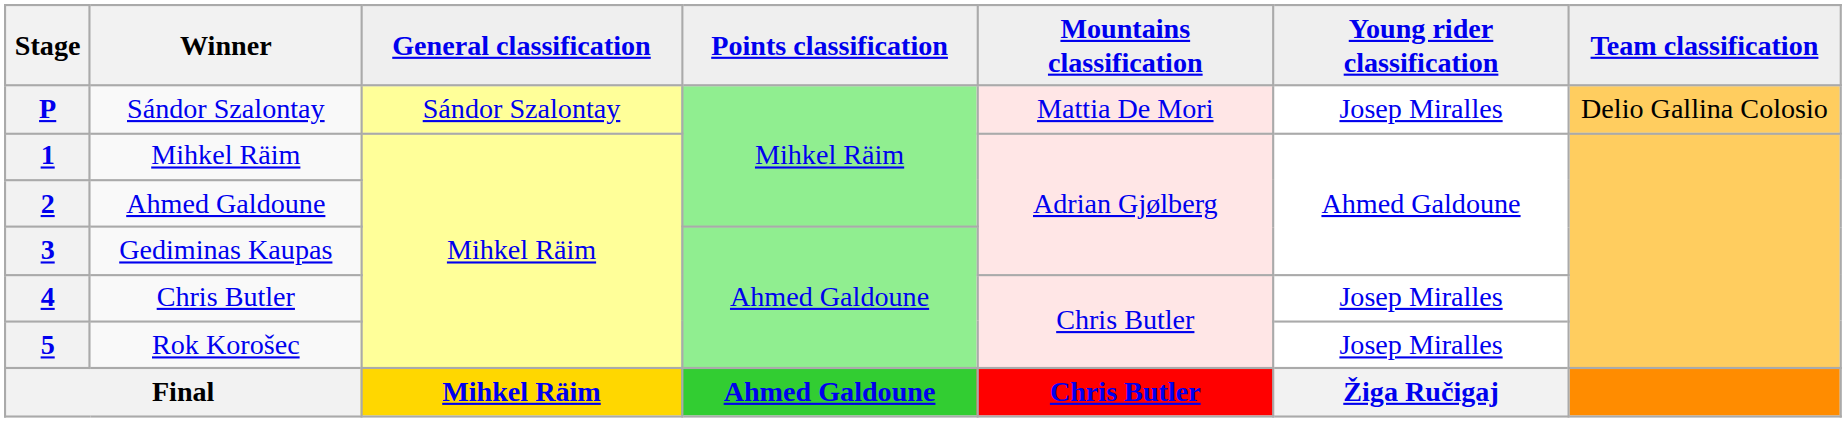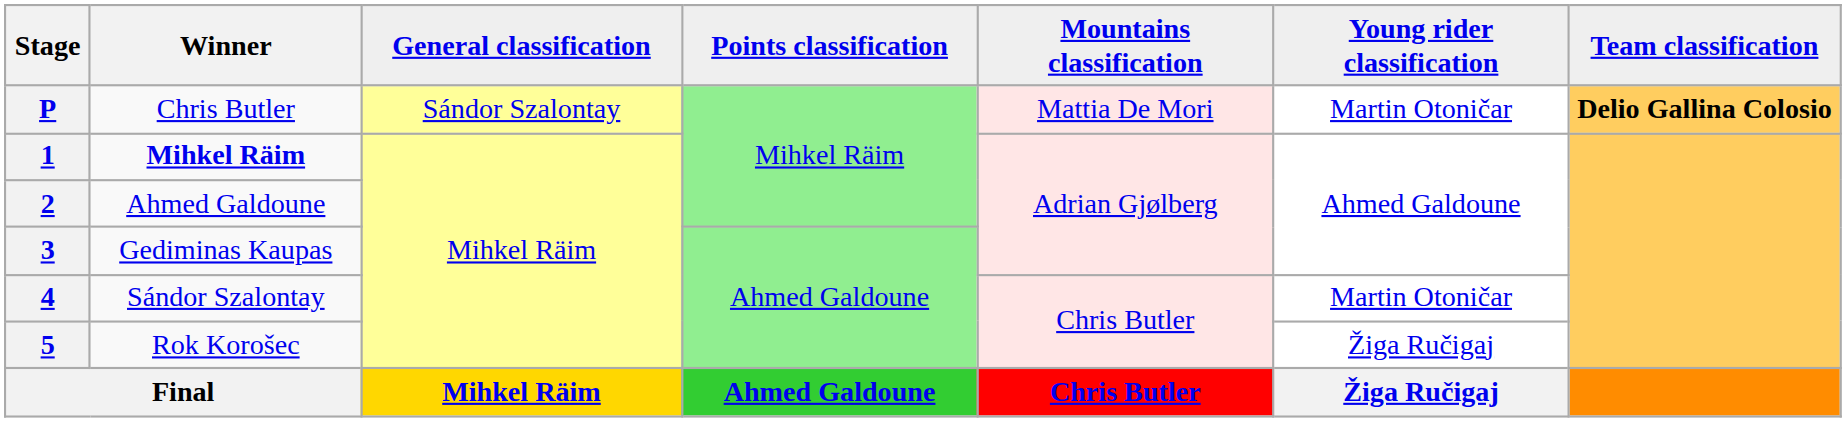(226, 109) Sándor Szalontay -> (226, 109) Chris Butler
(1421, 109) Josep Miralles -> (1421, 109) Martin Otoničar
(1704, 109) normal -> (1704, 109) bold
(226, 156) normal -> (226, 156) bold
(226, 297) Chris Butler -> (226, 297) Sándor Szalontay
(1421, 297) Josep Miralles -> (1421, 297) Martin Otoničar
(1421, 344) Josep Miralles -> (1421, 344) Žiga Ručigaj
